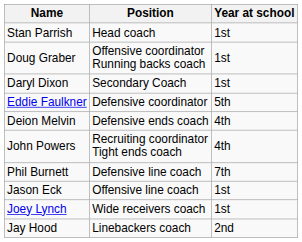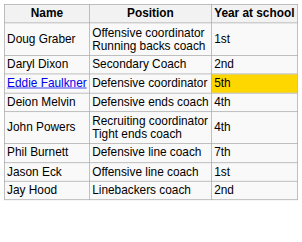- row: (40, 32)
(222, 83) 1st -> (224, 64) 2nd
(222, 102) no background -> (222, 83) gold background
- row: (37, 209)
